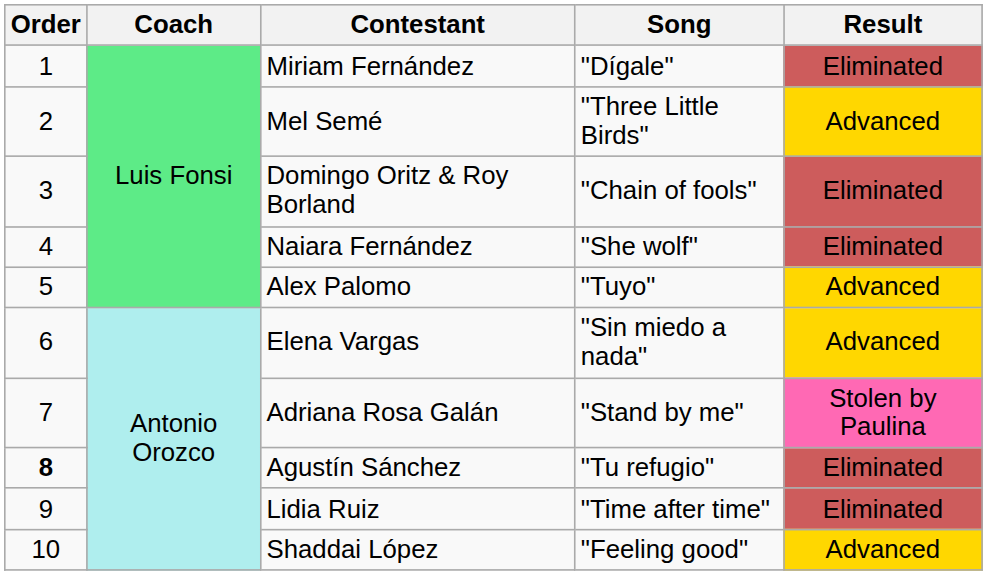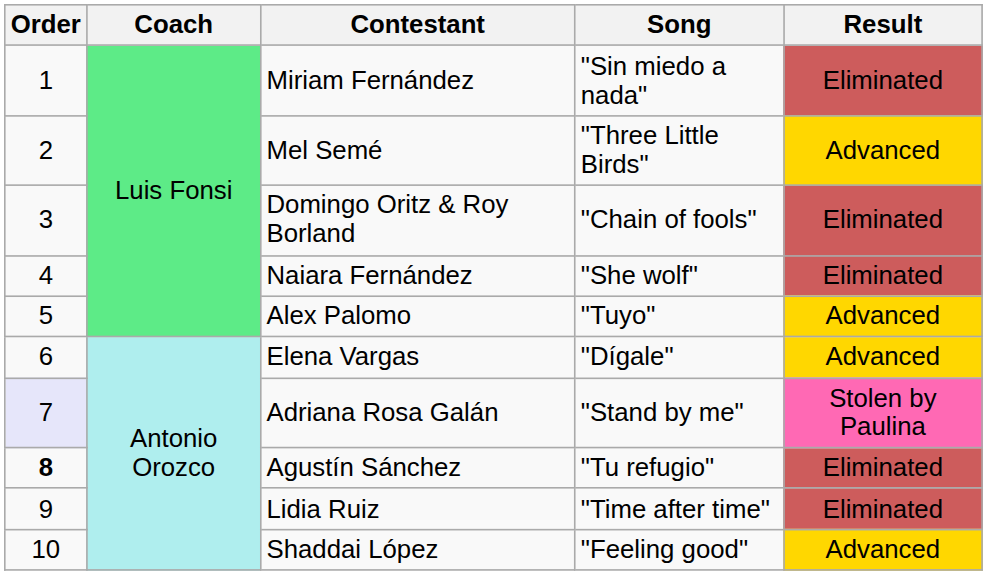(627, 65) "Dígale" -> (653, 80) "Sin miedo a nada"
(653, 342) "Sin miedo a nada" -> (627, 356) "Dígale"
(46, 412) no background -> (46, 412) lavender background
